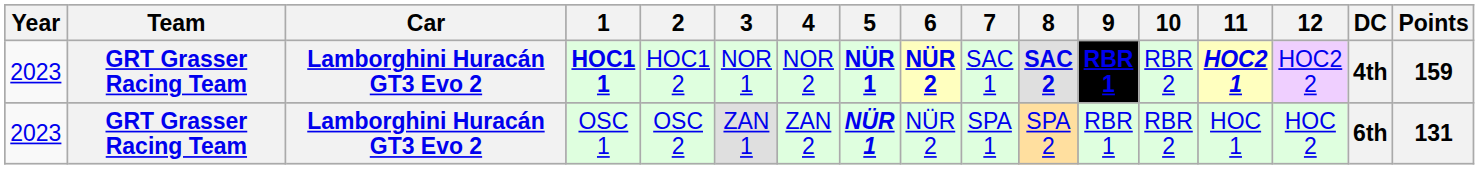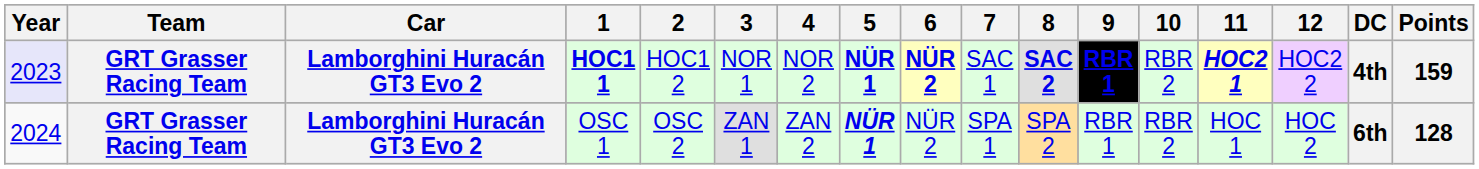(36, 71) no background -> (36, 71) lavender background
(36, 133) 2023 -> (36, 133) 2024
(1434, 133) 131 -> (1434, 133) 128
